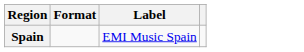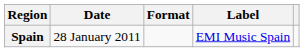+ column: (97, 15)
